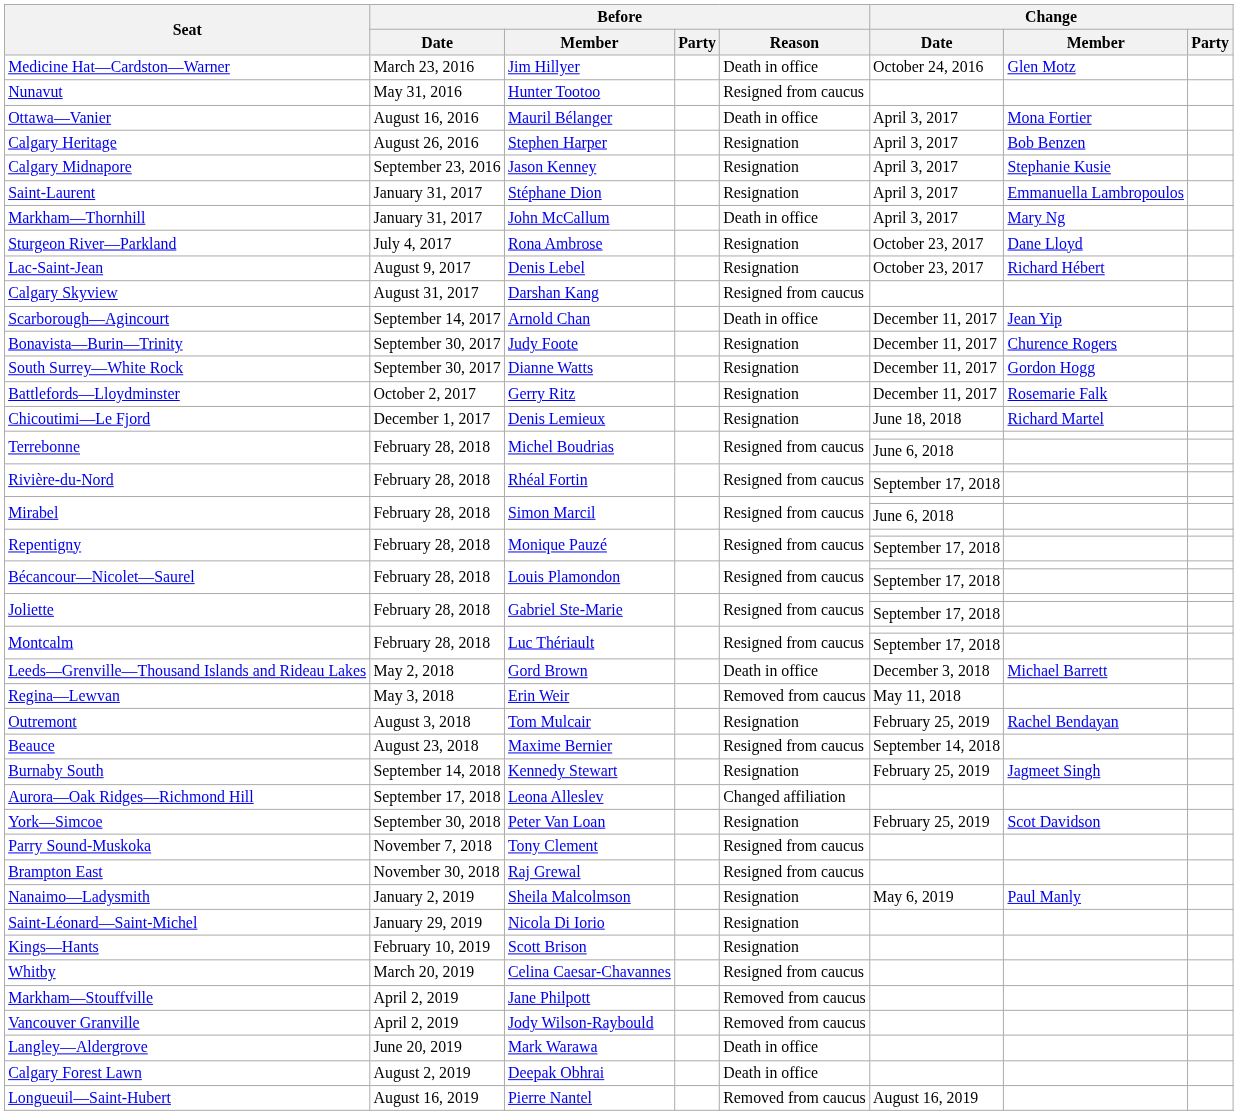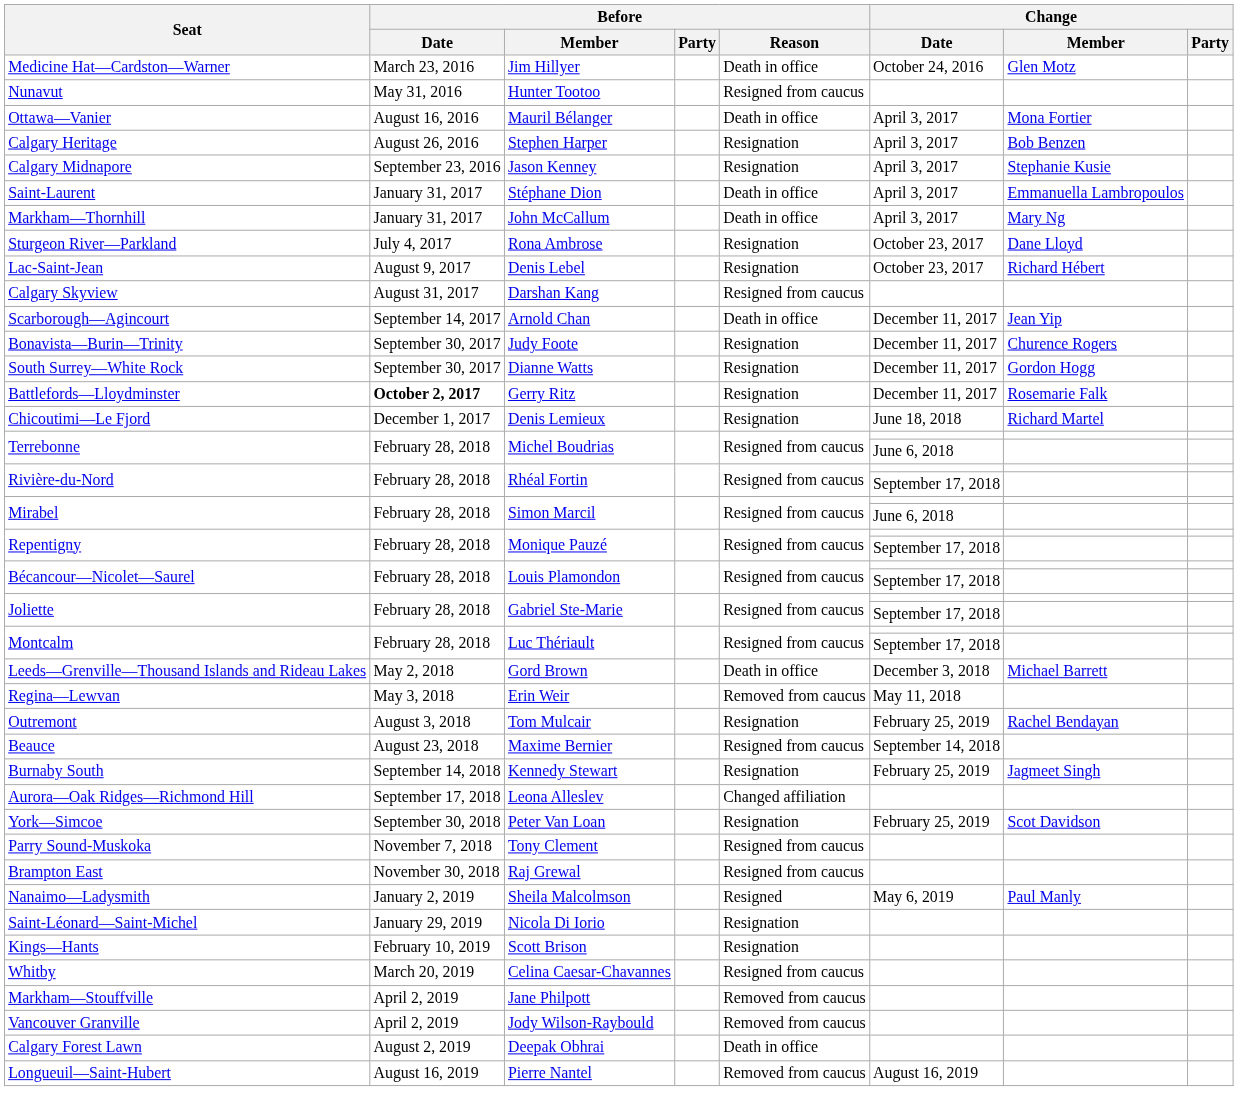(761, 192) Resignation -> (771, 192) Death in office
(425, 393) normal -> (427, 393) bold
(761, 897) Resignation -> (753, 897) Resigned
- row: (78, 1047)
